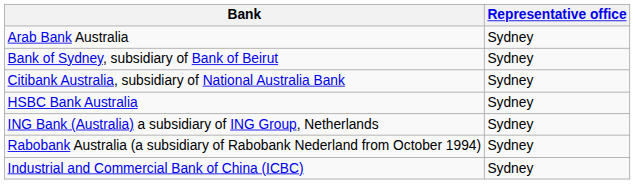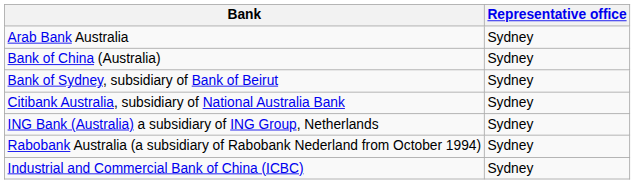+ row: (84, 59)
- row: (73, 102)
